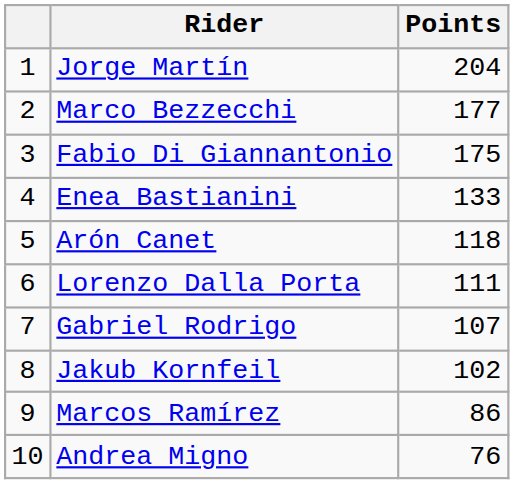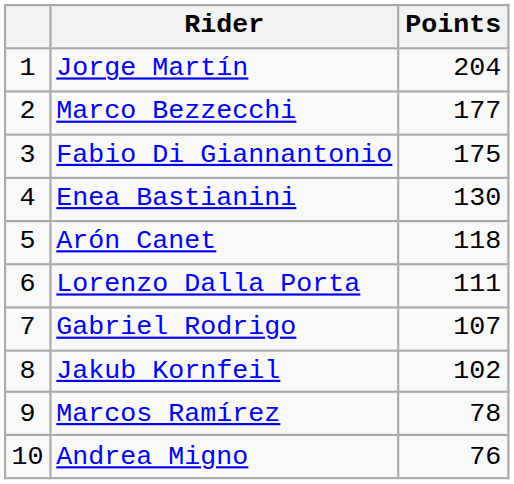(477, 199) 133 -> (477, 199) 130
(485, 415) 86 -> (485, 415) 78
